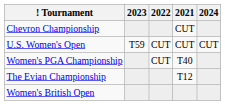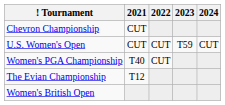columns swapped: (185, 12) <-> (137, 12)
